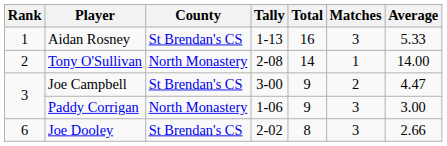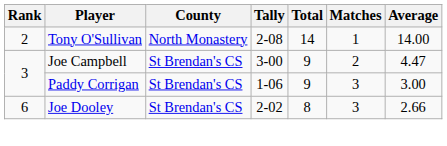- row: (89, 38)
(198, 107) North Monastery -> (196, 84) St Brendan's CS
